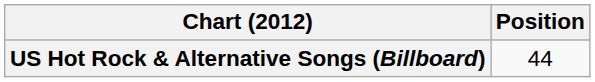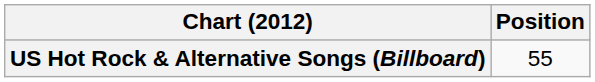(540, 58) 44 -> (540, 58) 55
